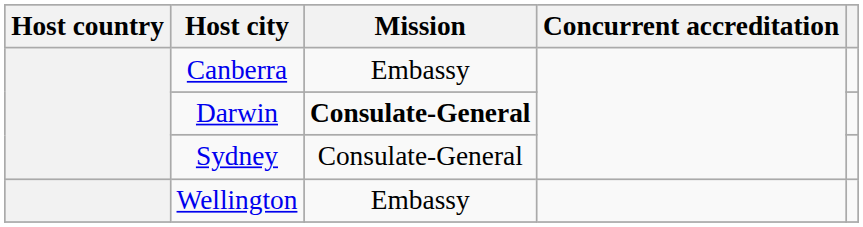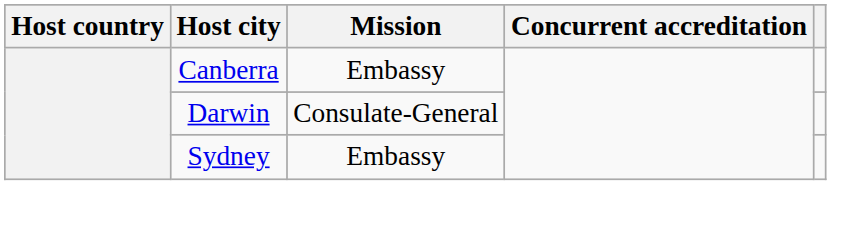(420, 112) bold -> (396, 112) normal
(420, 156) Consulate-General -> (396, 156) Embassy
- row: (237, 199)
